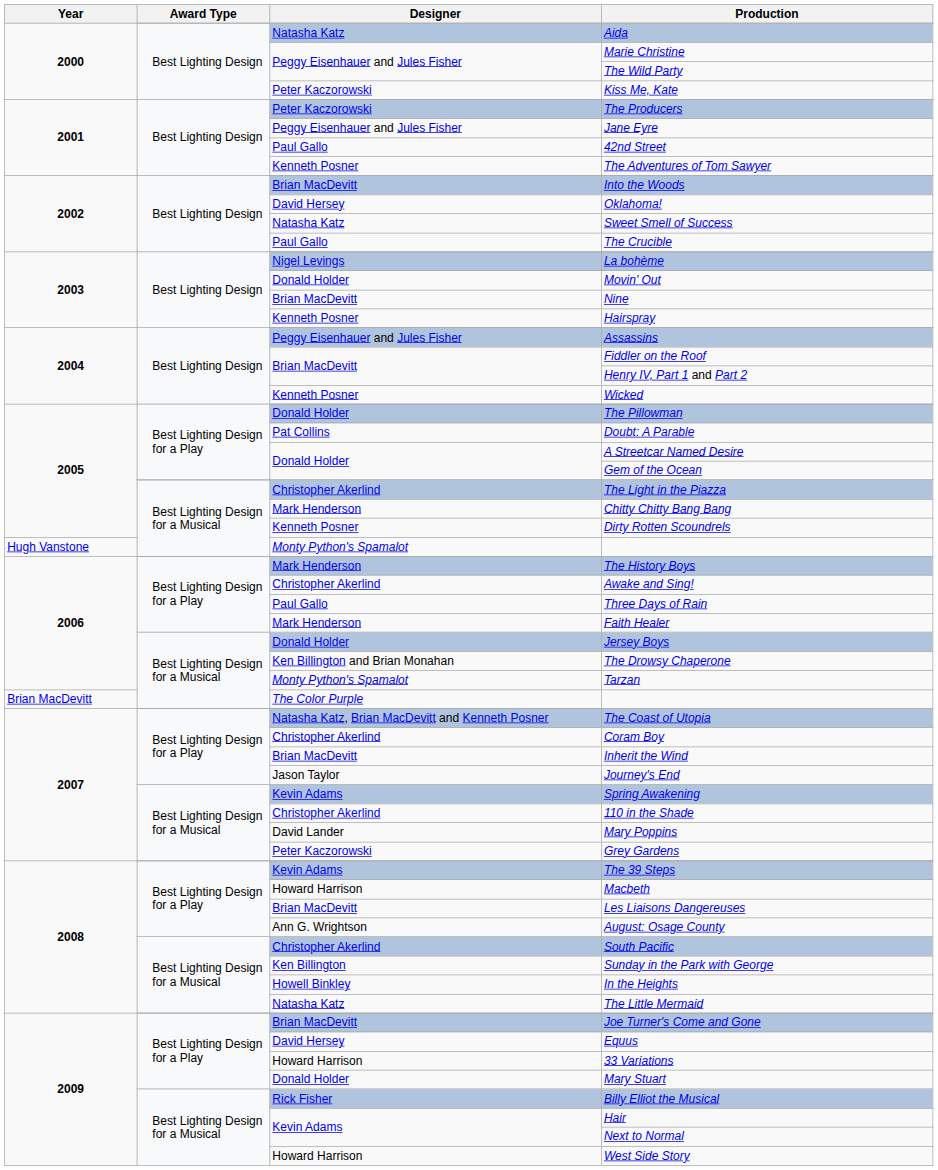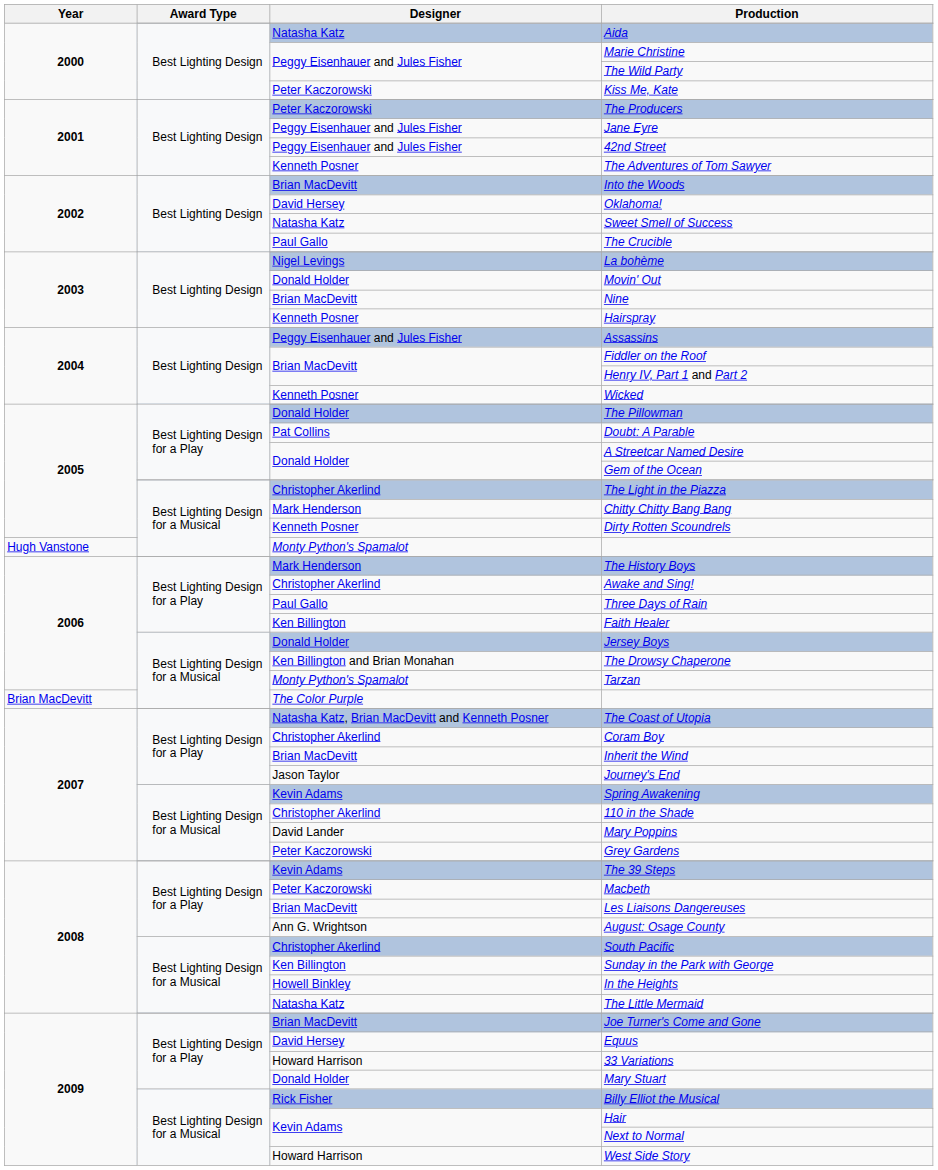(300, 147) Paul Gallo -> (367, 147) Peggy Eisenhauer and Jules Fisher
(317, 623) Mark Henderson -> (309, 623) Ken Billington
(317, 889) Howard Harrison -> (322, 889) Peter Kaczorowski
